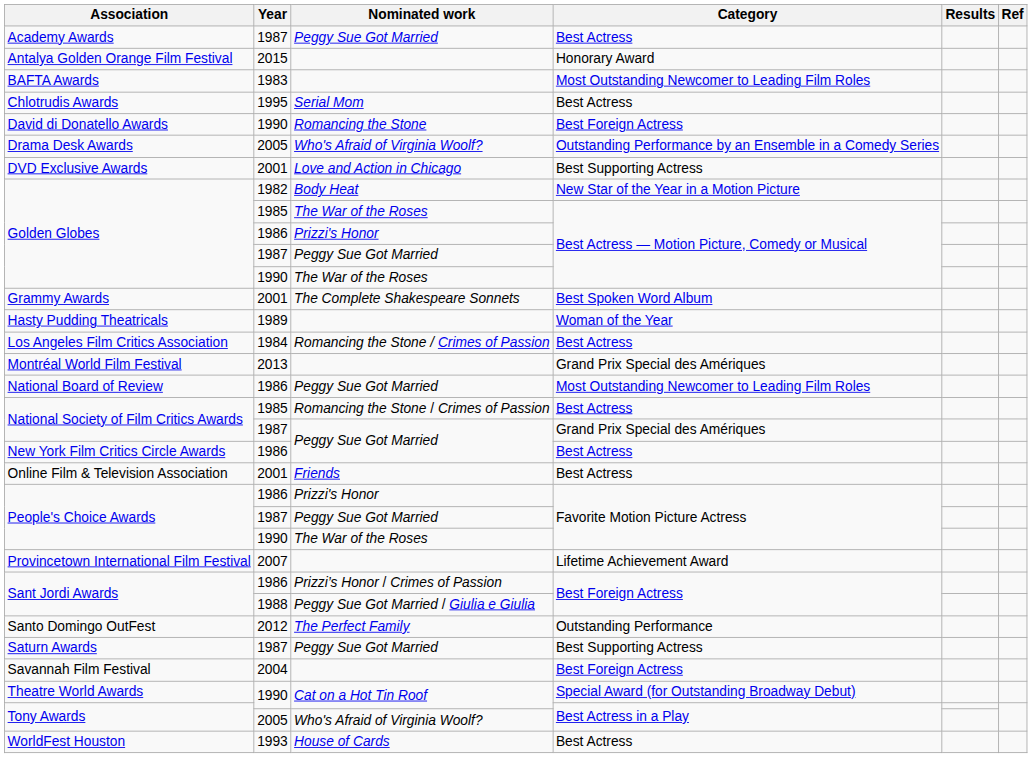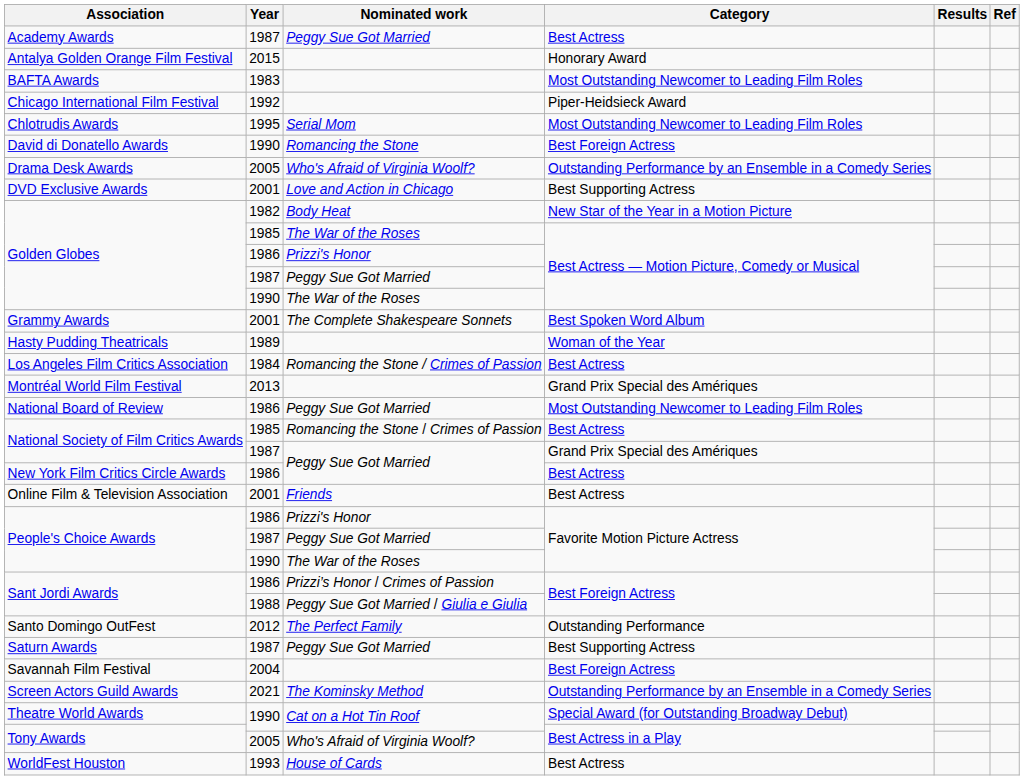+ row: (113, 102)
(594, 102) Best Actress -> (705, 124) Most Outstanding Newcomer to Leading Film Roles
- row: (129, 560)
+ row: (93, 691)
